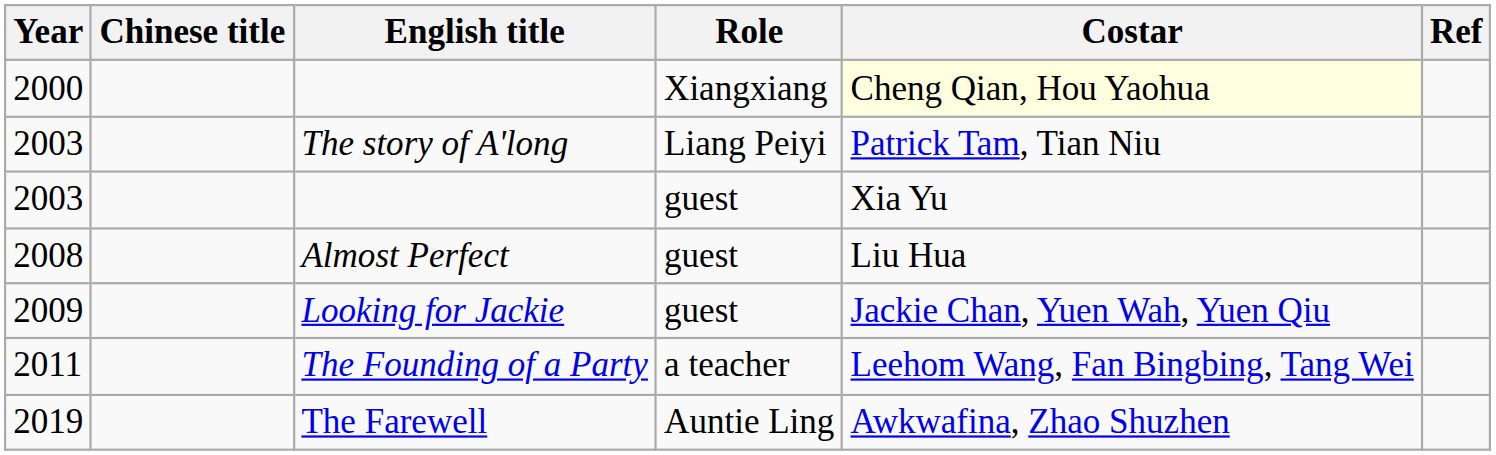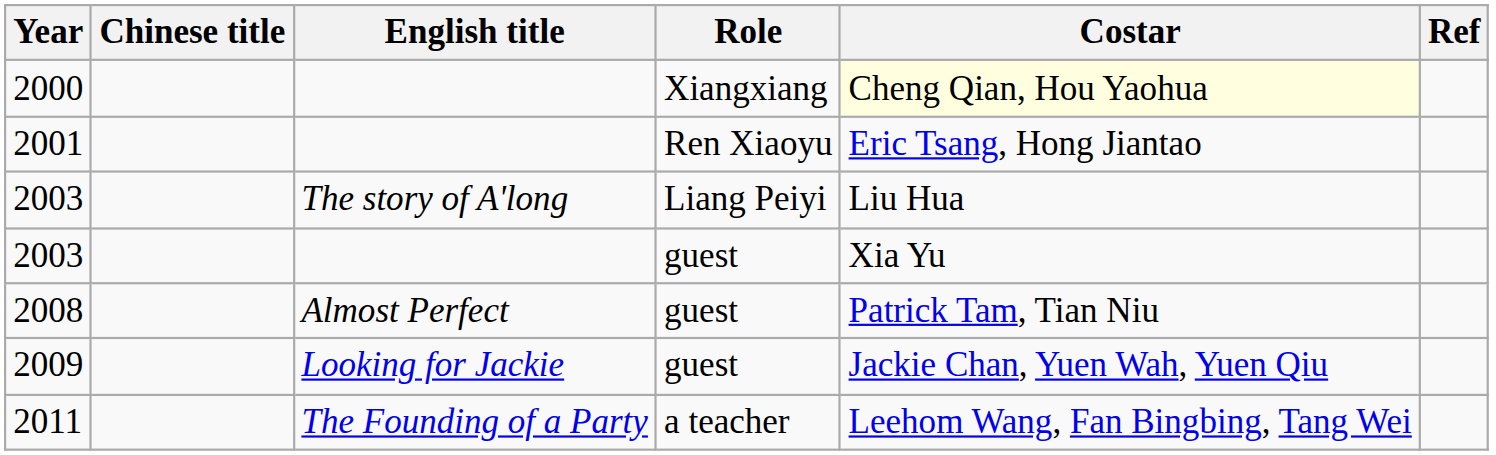+ row: (48, 143)
(1006, 143) Patrick Tam, Tian Niu -> (906, 198) Liu Hua
(908, 254) Liu Hua -> (1004, 310) Patrick Tam, Tian Niu
- row: (48, 421)
